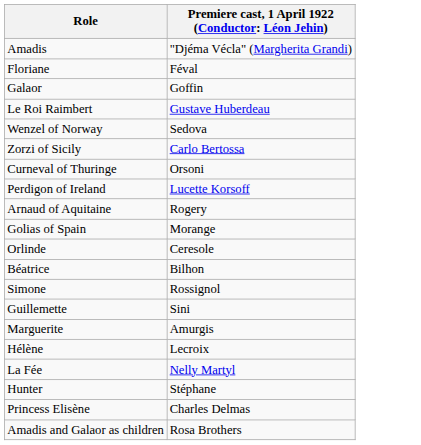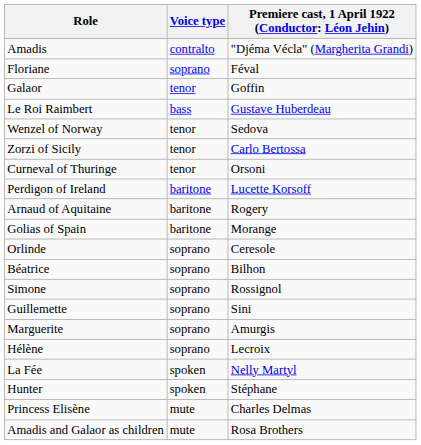+ column: (197, 21)
